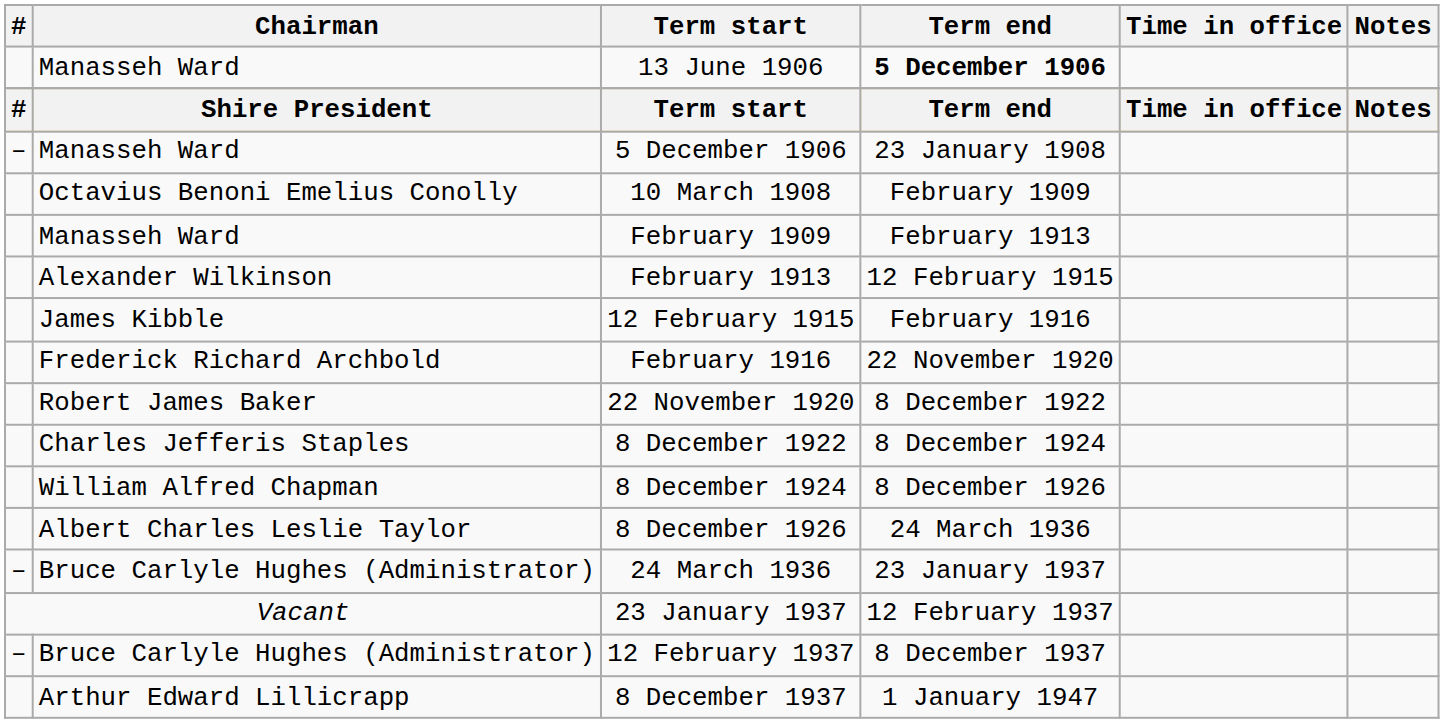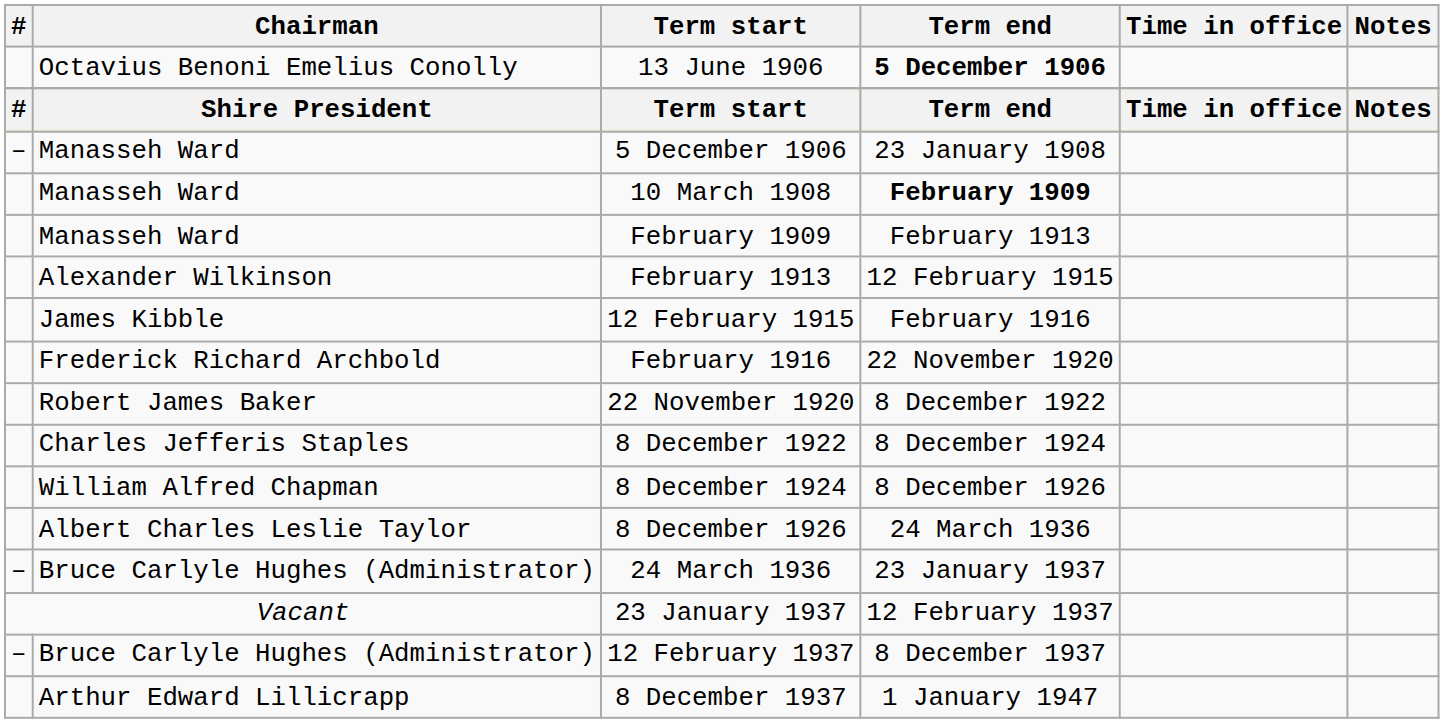(139, 68) Manasseh Ward -> (278, 68) Octavius Benoni Emelius Conolly
(278, 194) Octavius Benoni Emelius Conolly -> (139, 194) Manasseh Ward
(990, 194) normal -> (990, 194) bold
